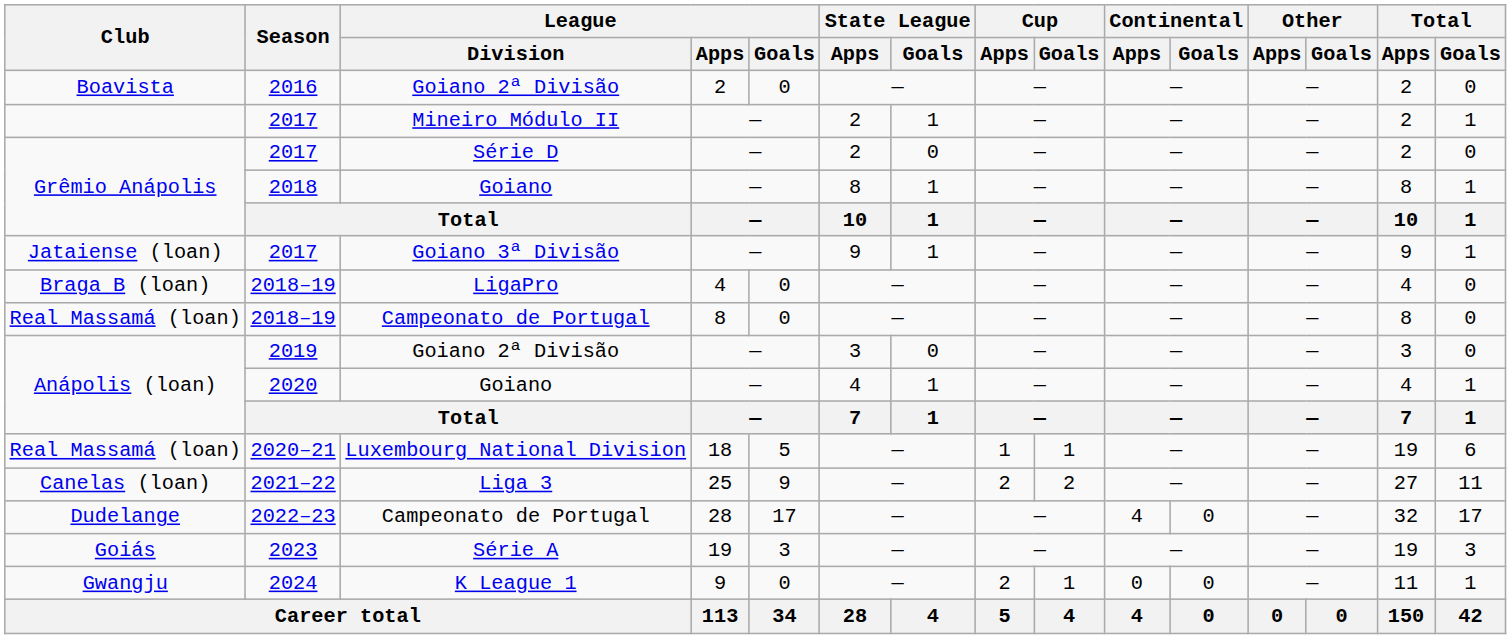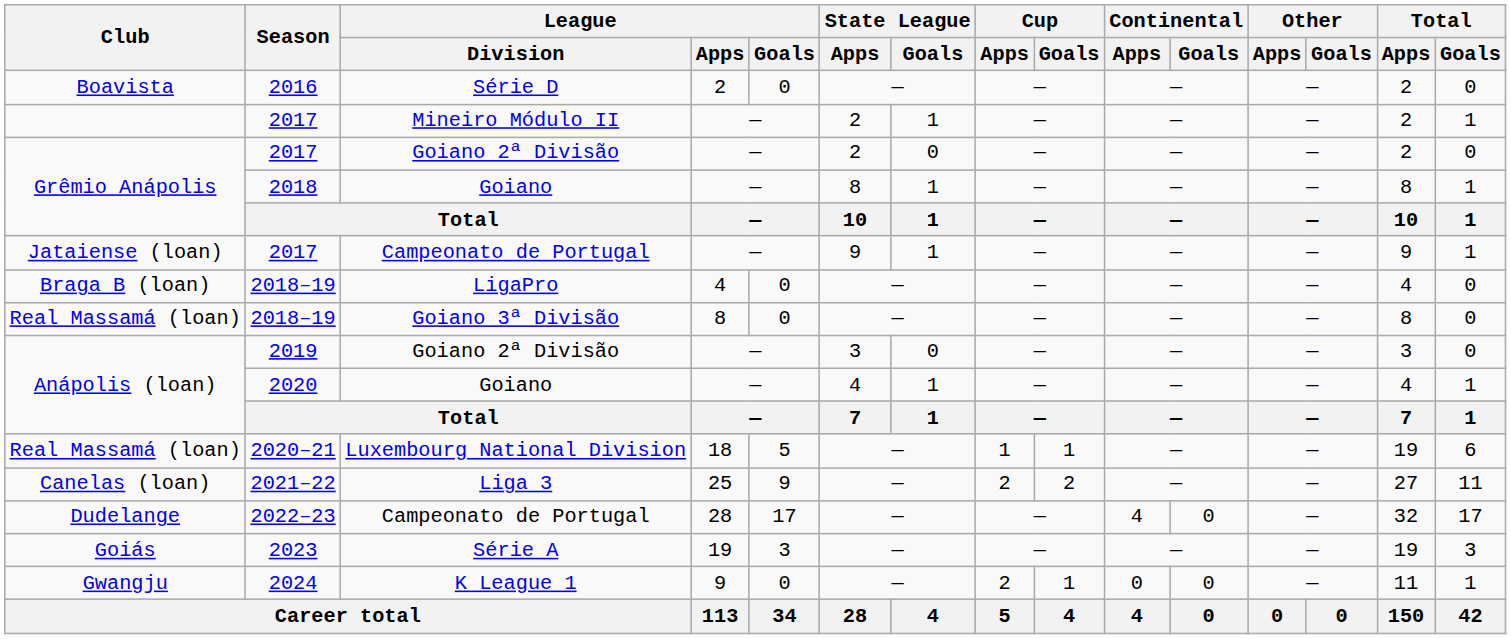(516, 87) Goiano 2ª Divisão -> (516, 87) Série D
(516, 154) Série D -> (516, 154) Goiano 2ª Divisão
(516, 253) Goiano 3ª Divisão -> (516, 253) Campeonato de Portugal
(516, 319) Campeonato de Portugal -> (516, 319) Goiano 3ª Divisão
